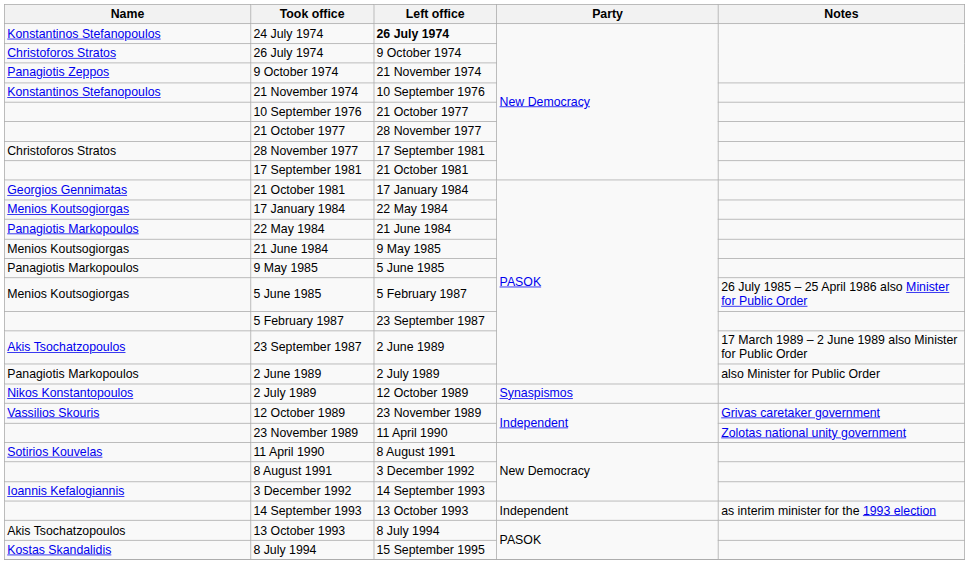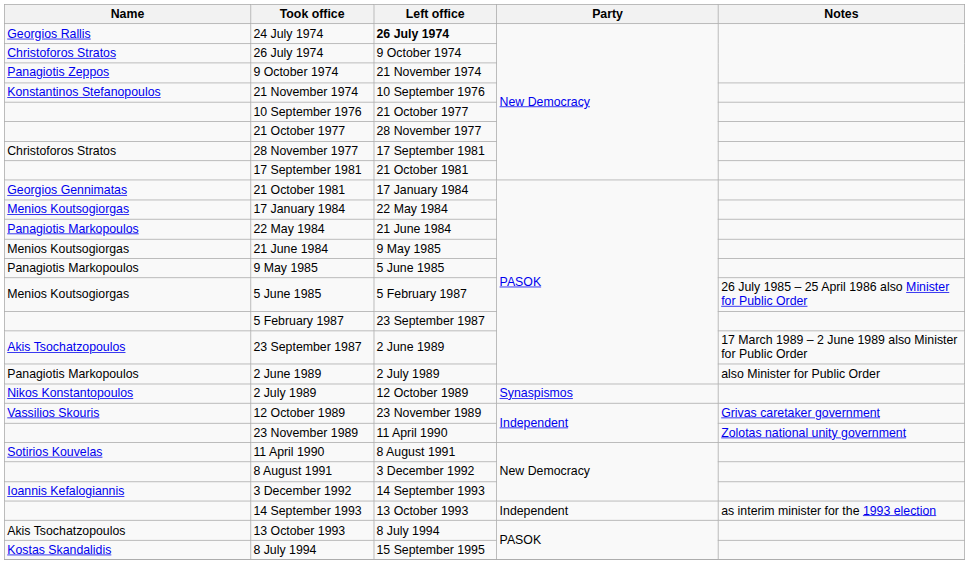(84, 33) Konstantinos Stefanopoulos -> (49, 33) Georgios Rallis
